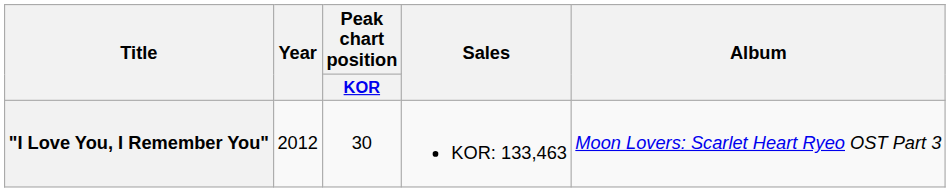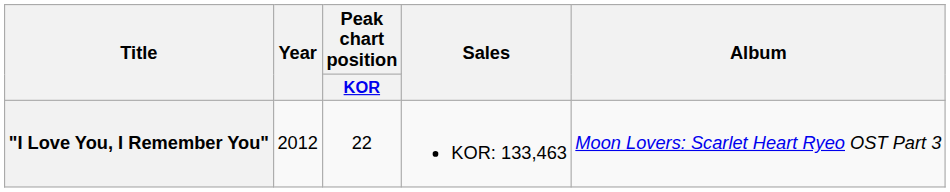(362, 143) 30 -> (362, 143) 22
